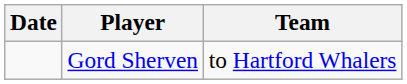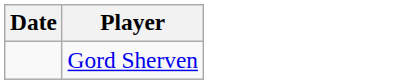- column: (303, 23)
